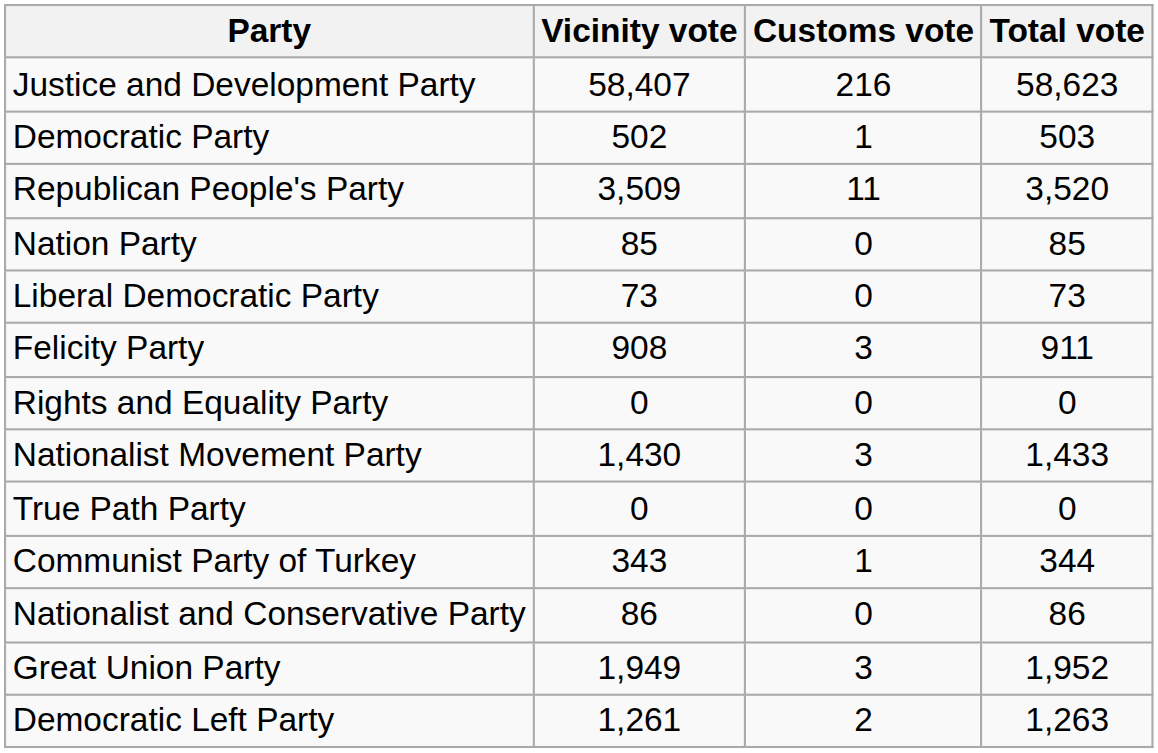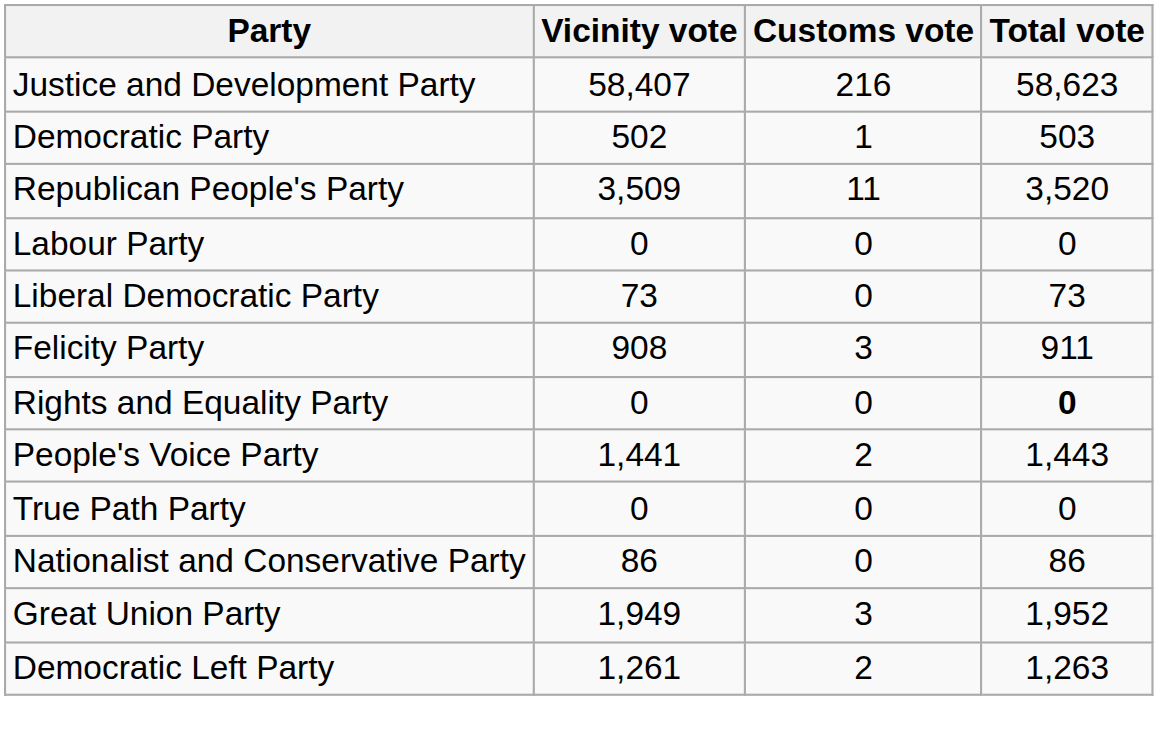+ row: (108, 243)
- row: (105, 243)
(1067, 402) normal -> (1067, 402) bold
+ row: (166, 455)
- row: (217, 455)
- row: (214, 561)
